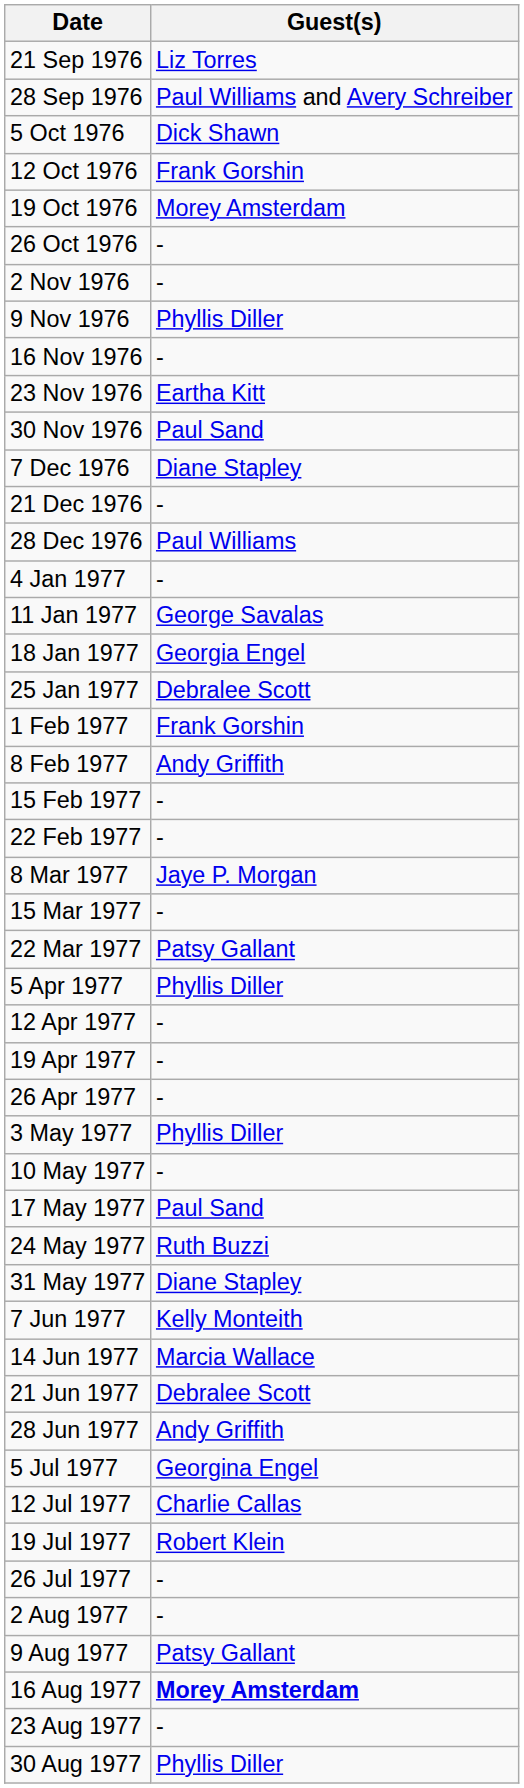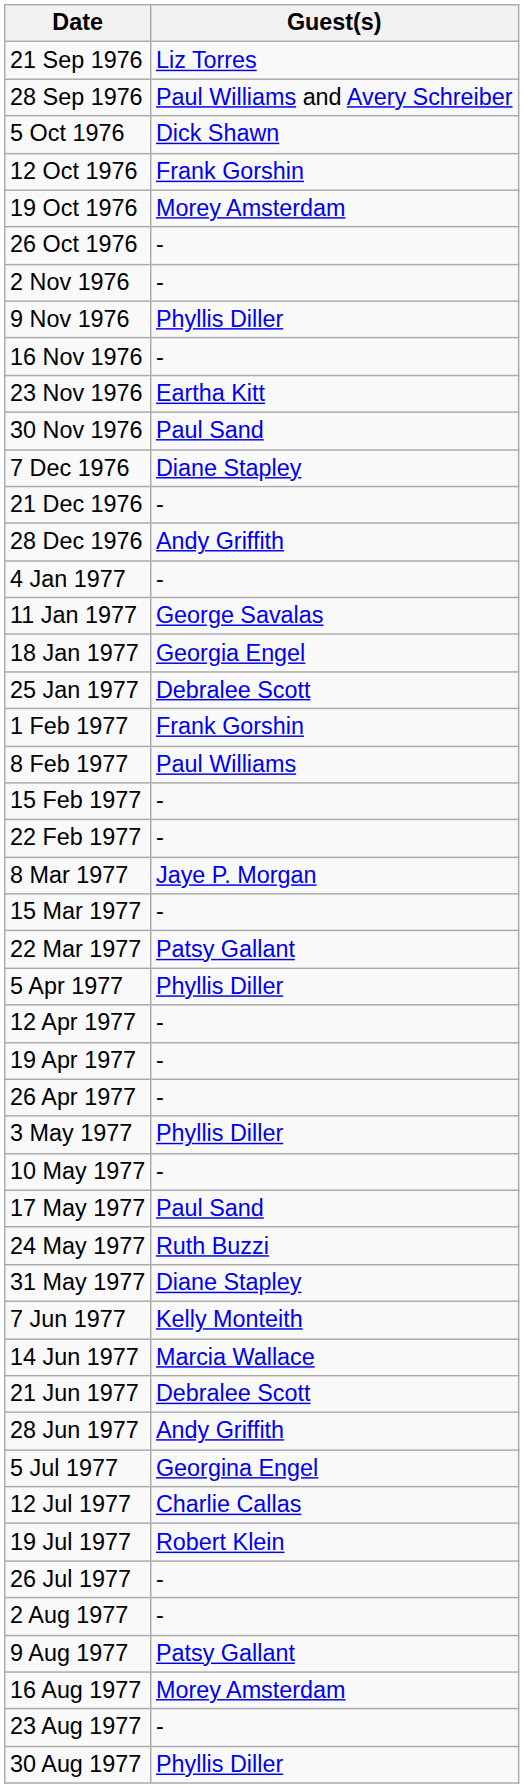(226, 541) Paul Williams -> (220, 541) Andy Griffith
(220, 763) Andy Griffith -> (226, 763) Paul Williams
(257, 1690) bold -> (251, 1690) normal
